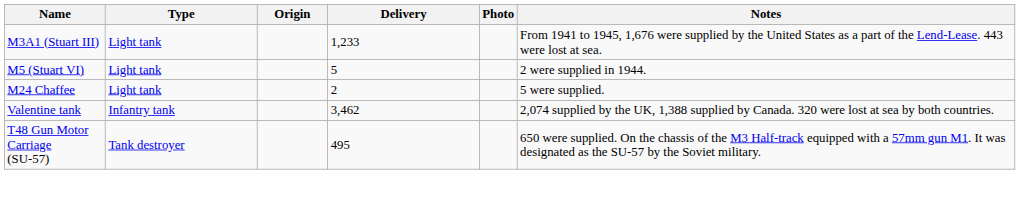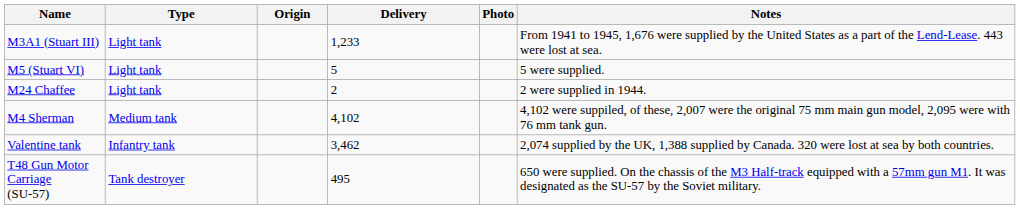(583, 69) 2 were supplied in 1944. -> (562, 69) 5 were supplied.
(562, 89) 5 were supplied. -> (583, 89) 2 were supplied in 1944.
+ row: (41, 117)
